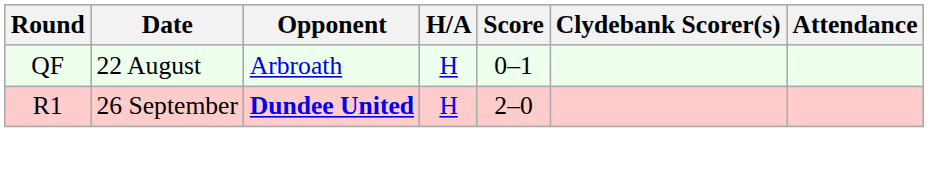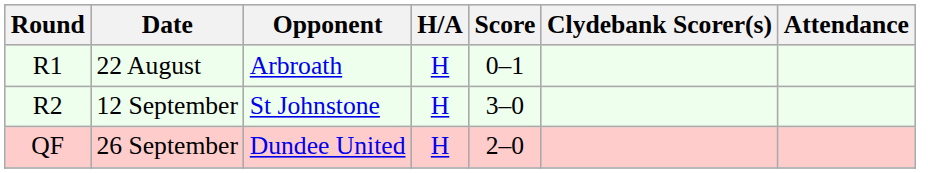(48, 65) QF -> (48, 65) R1
+ row: (167, 106)
(48, 106) R1 -> (48, 146) QF
(332, 106) bold -> (328, 146) normal
